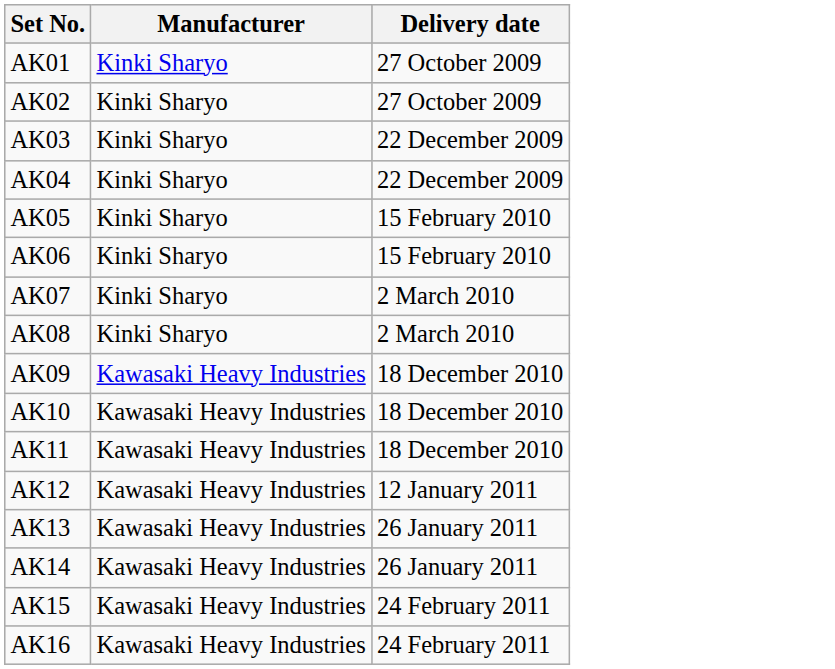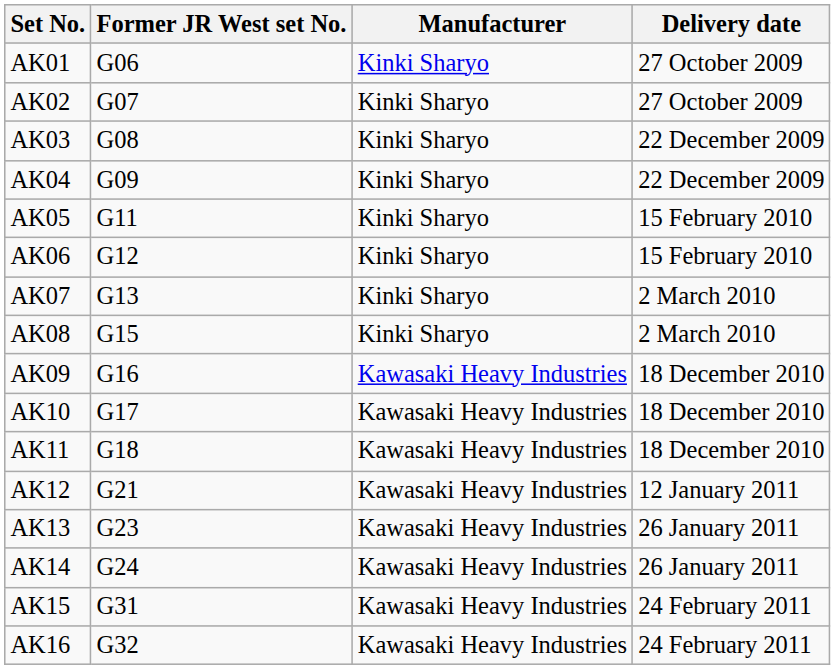+ column: (221, 23)
